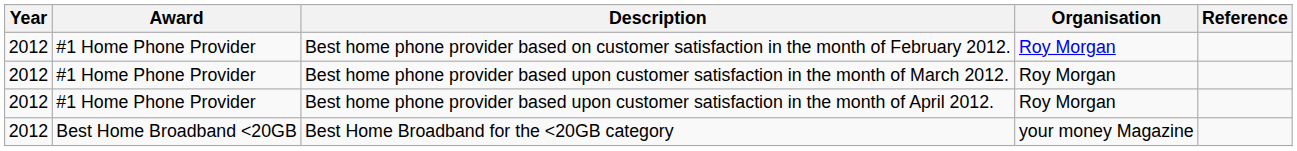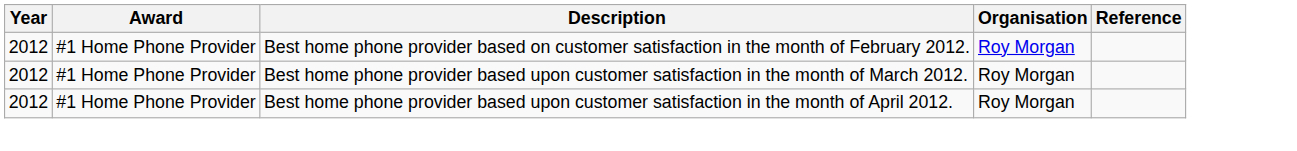- row: (489, 131)
